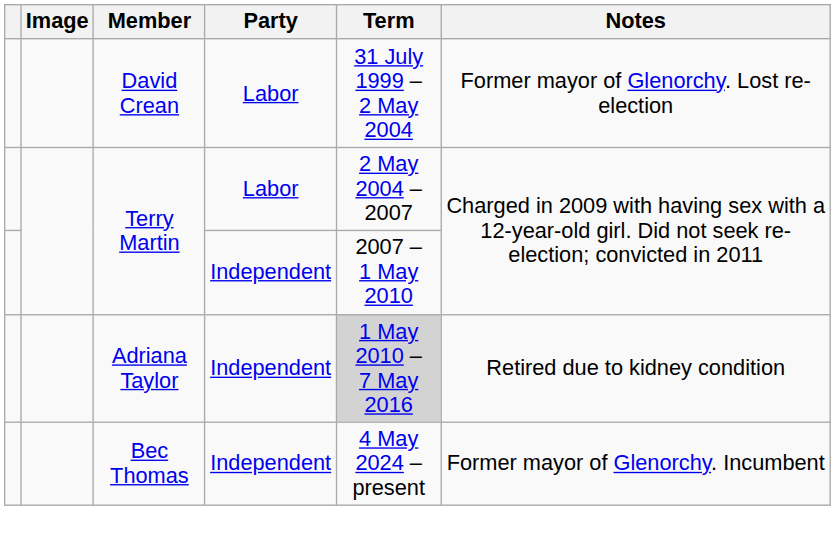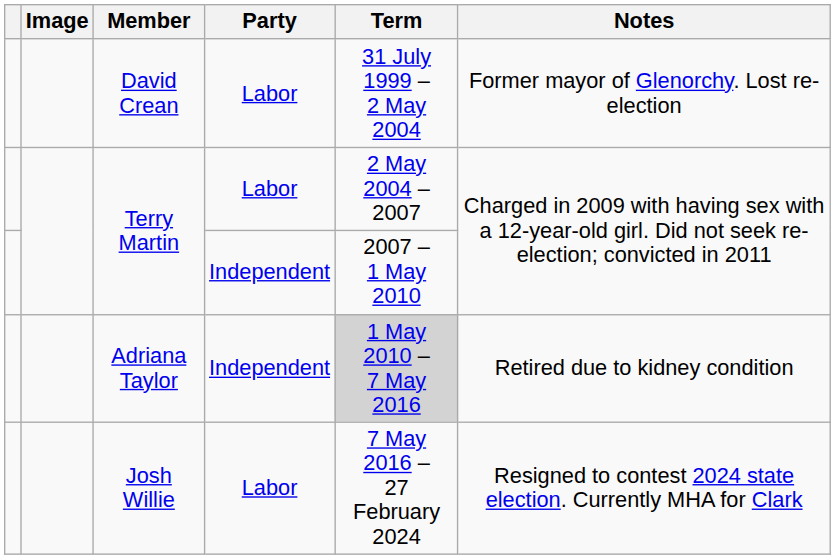+ row: (149, 488)
- row: (149, 463)
